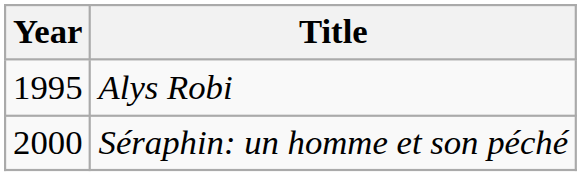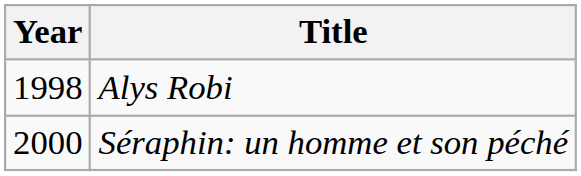(48, 87) 1995 -> (48, 87) 1998
